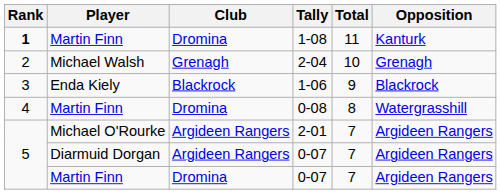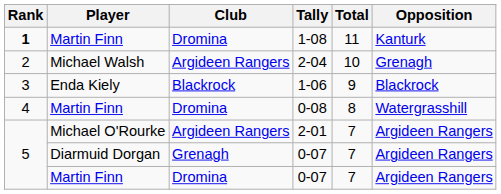(200, 62) Grenagh -> (231, 62) Argideen Rangers
(231, 154) Argideen Rangers -> (200, 154) Grenagh
